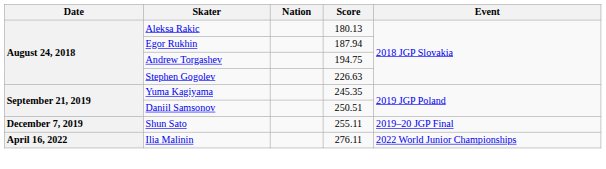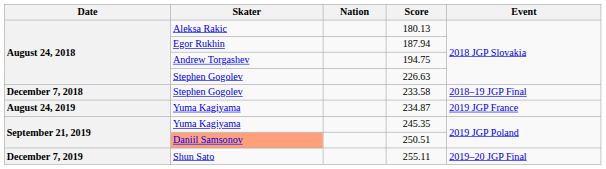+ row: (417, 92)
+ row: (417, 108)
(180, 108) no background -> (208, 140) lightsalmon background
- row: (348, 140)
